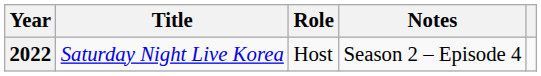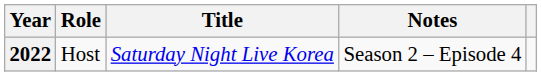columns swapped: (172, 20) <-> (314, 20)
